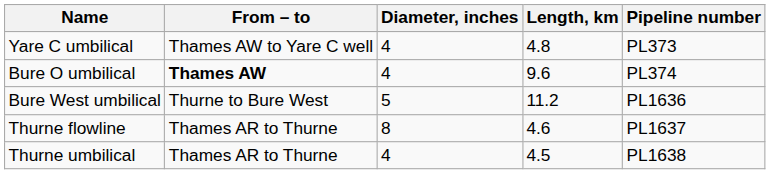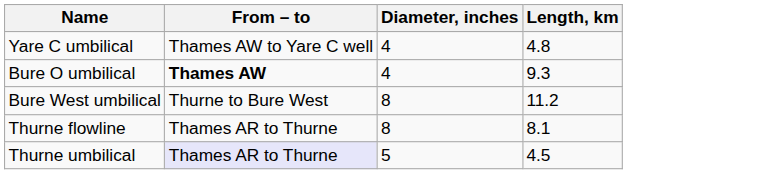- column: (694, 18)
(538, 73) 9.6 -> (538, 73) 9.3
(386, 100) 5 -> (386, 100) 8
(538, 127) 4.6 -> (538, 127) 8.1
(253, 155) no background -> (253, 155) lavender background
(386, 155) 4 -> (386, 155) 5
